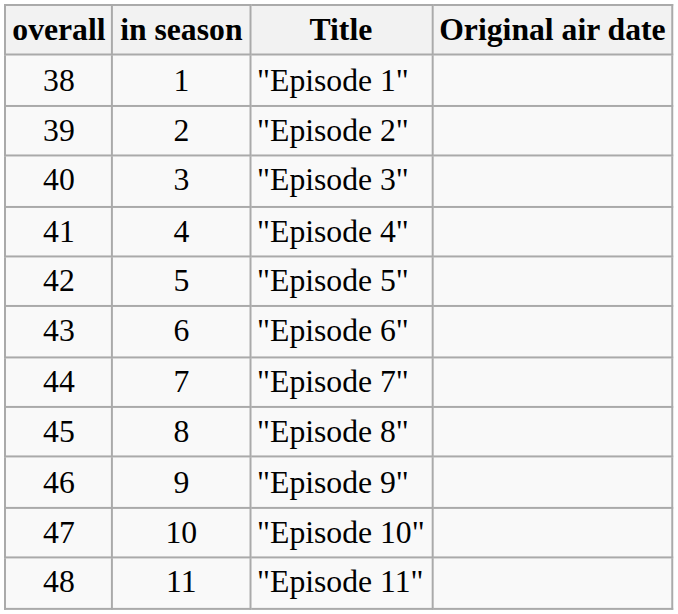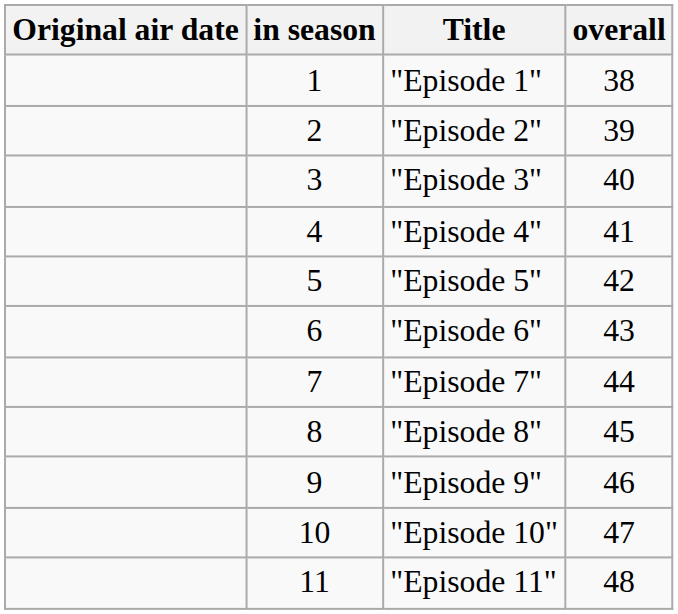columns swapped: (59, 29) <-> (552, 29)
